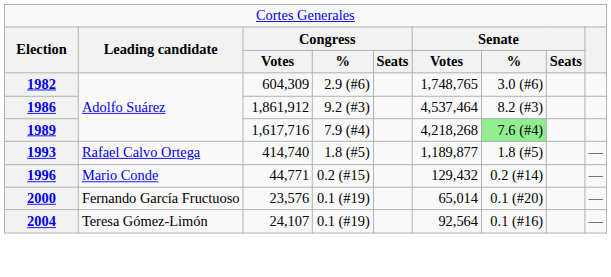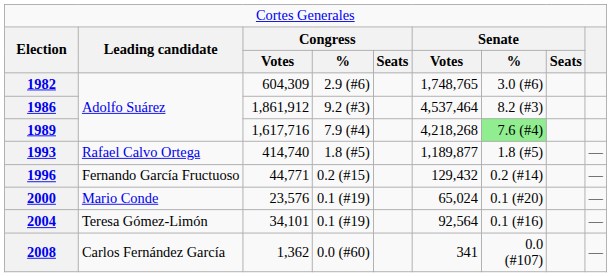(120, 175) Mario Conde -> (161, 175) Fernando García Fructuoso
(161, 198) Fernando García Fructuoso -> (120, 198) Mario Conde
(458, 198) 65,014 -> (458, 198) 65,024
(289, 221) 24,107 -> (289, 221) 34,101
+ row: (42, 252)
